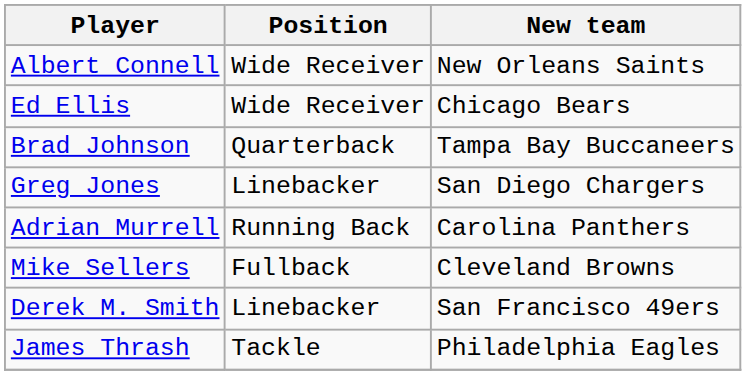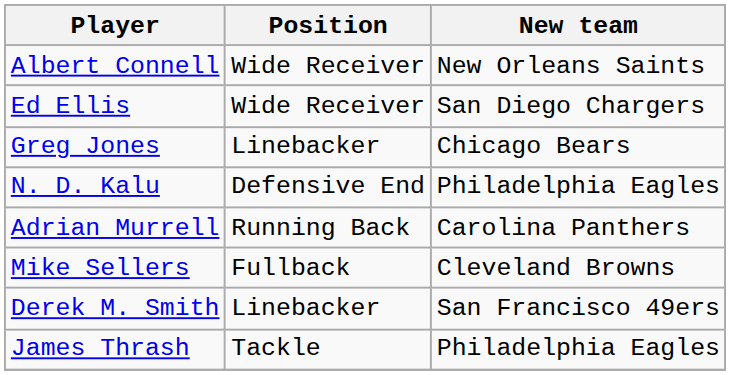(534, 106) Chicago Bears -> (571, 106) San Diego Chargers
- row: (100, 147)
(571, 187) San Diego Chargers -> (534, 147) Chicago Bears
+ row: (85, 187)
